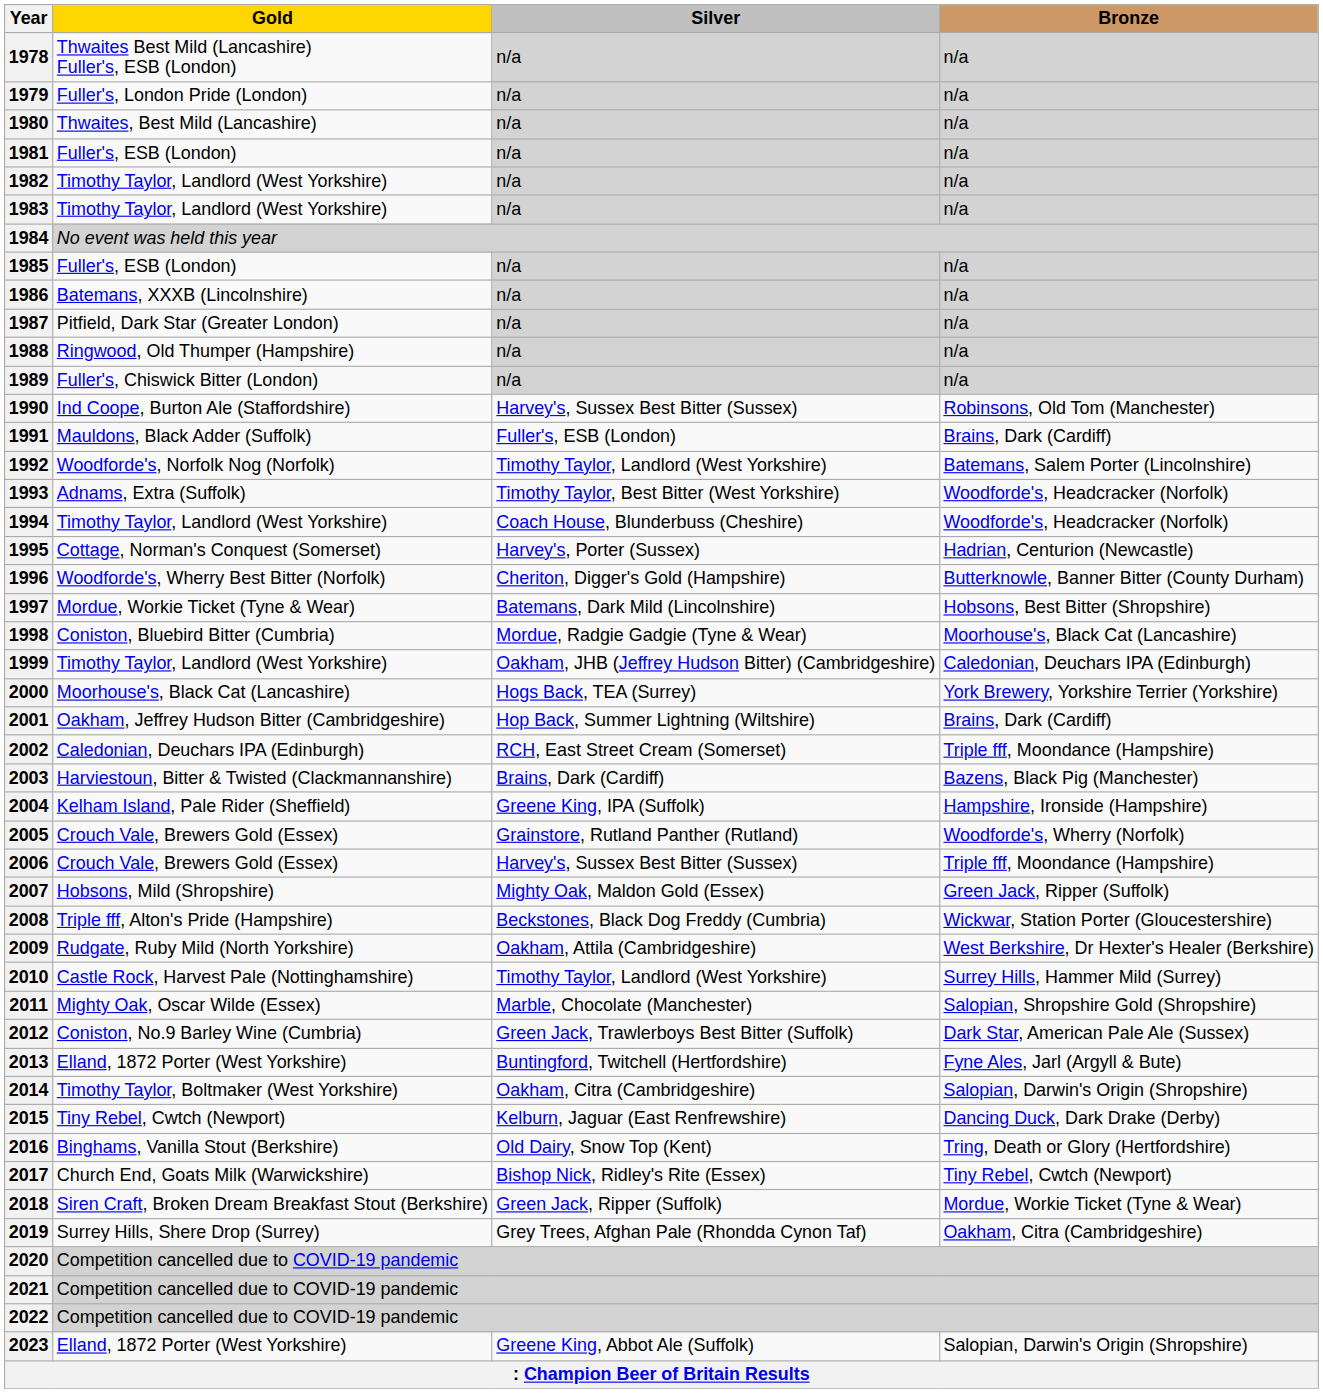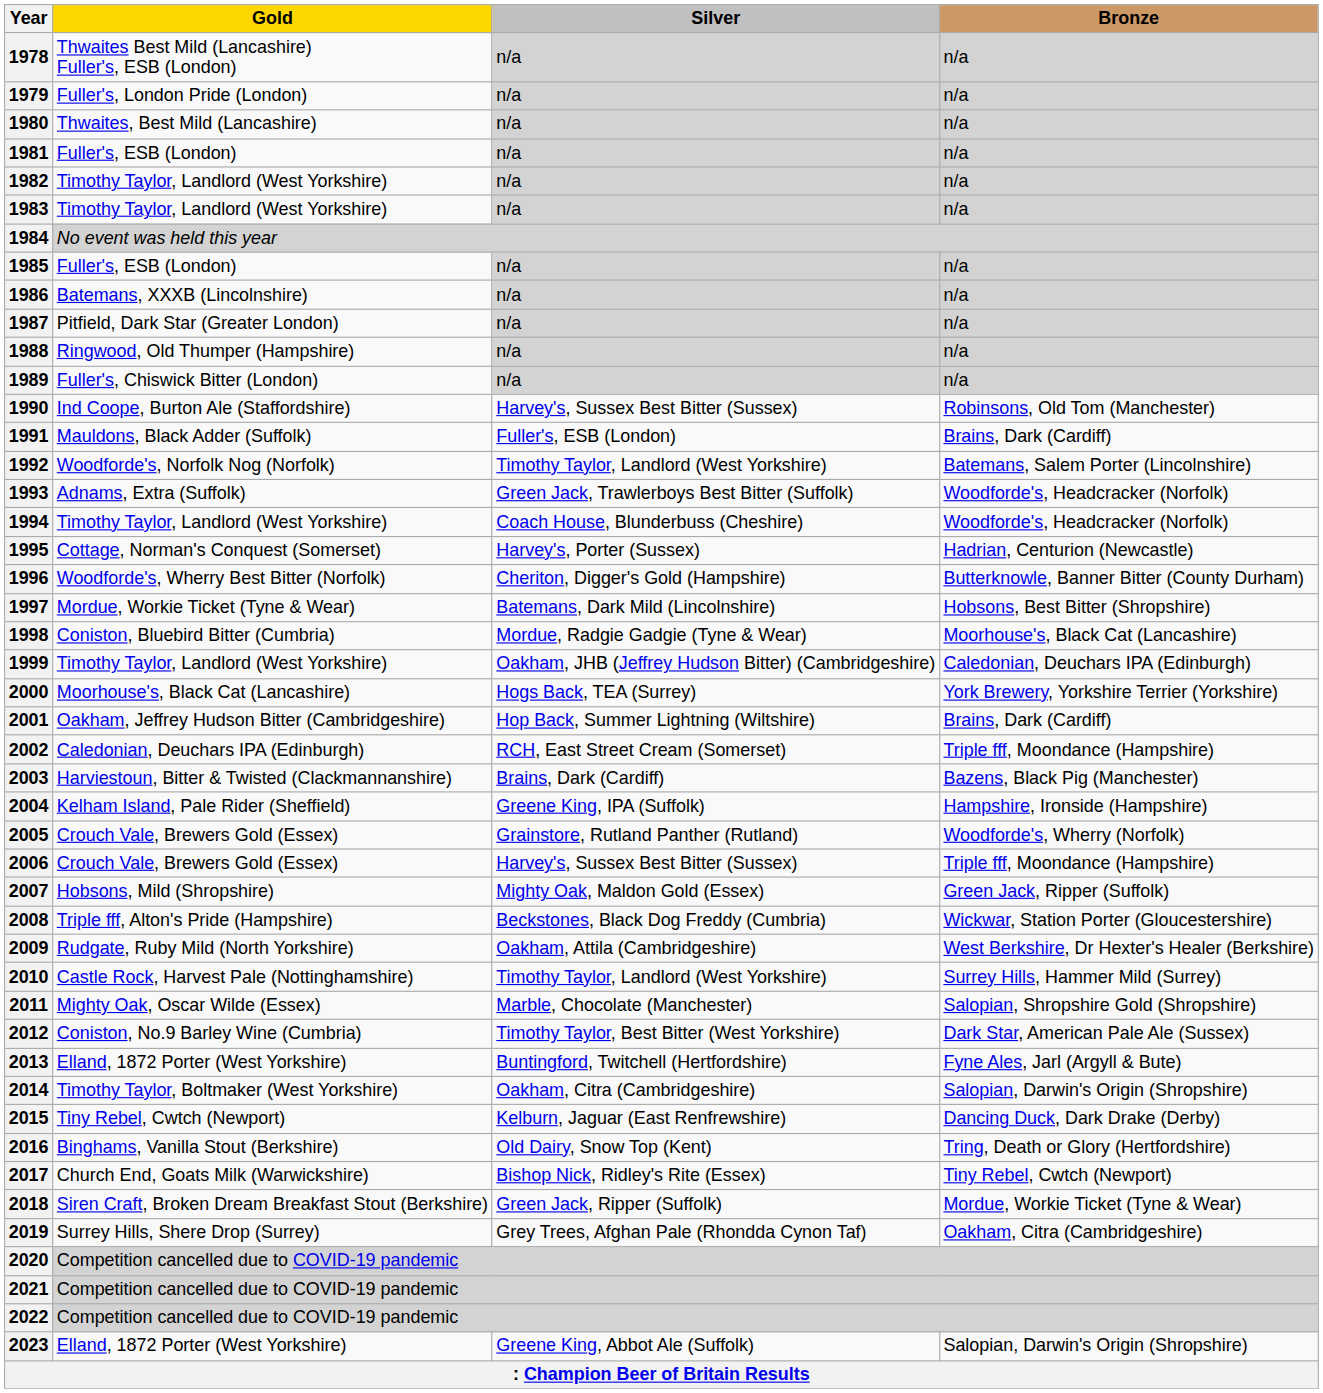(668, 493) Timothy Taylor, Best Bitter (West Yorkshire) -> (675, 493) Green Jack, Trawlerboys Best Bitter (Suffolk)
(675, 1033) Green Jack, Trawlerboys Best Bitter (Suffolk) -> (668, 1033) Timothy Taylor, Best Bitter (West Yorkshire)
